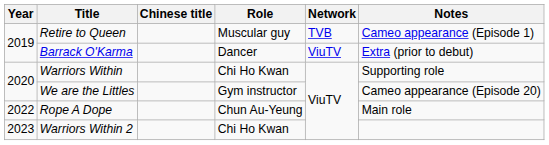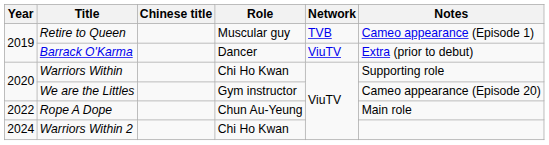(21, 129) 2023 -> (21, 129) 2024
